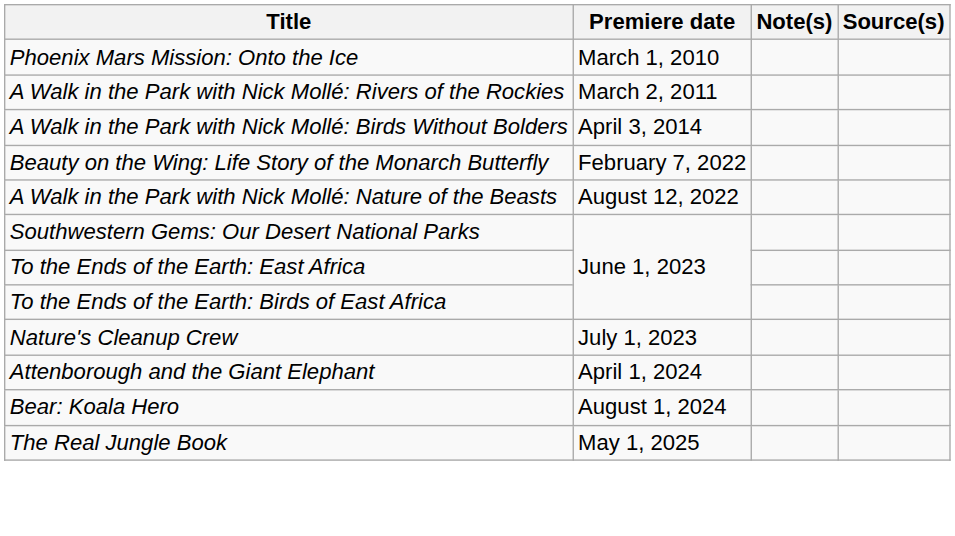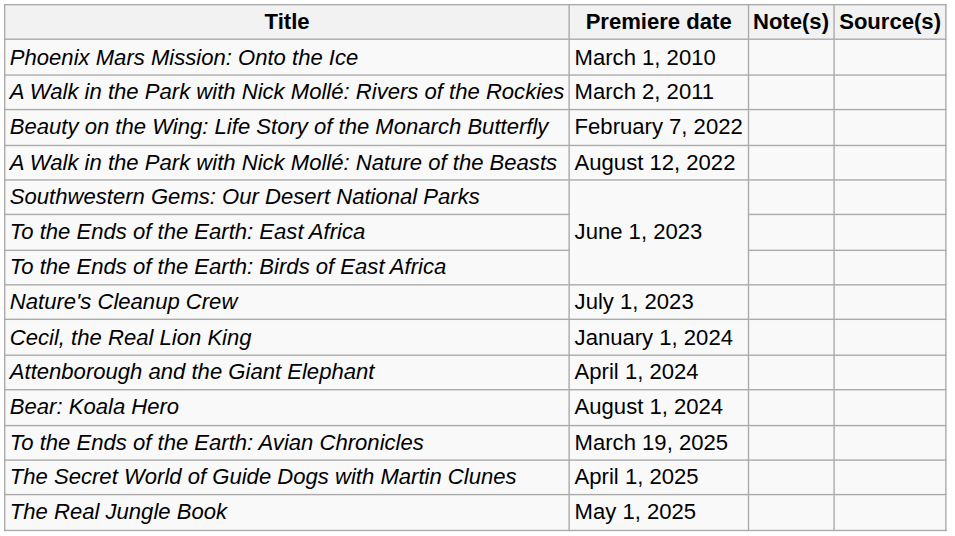- row: (289, 127)
+ row: (131, 337)
+ row: (217, 442)
+ row: (263, 477)
